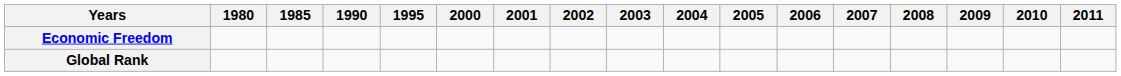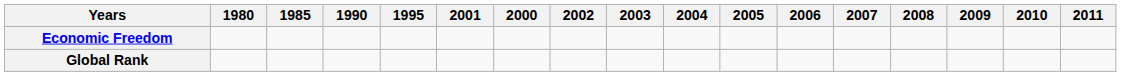columns swapped: (465, 15) <-> (522, 15)
